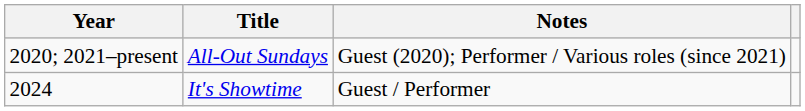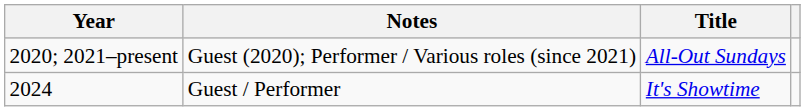columns swapped: (258, 21) <-> (562, 21)
